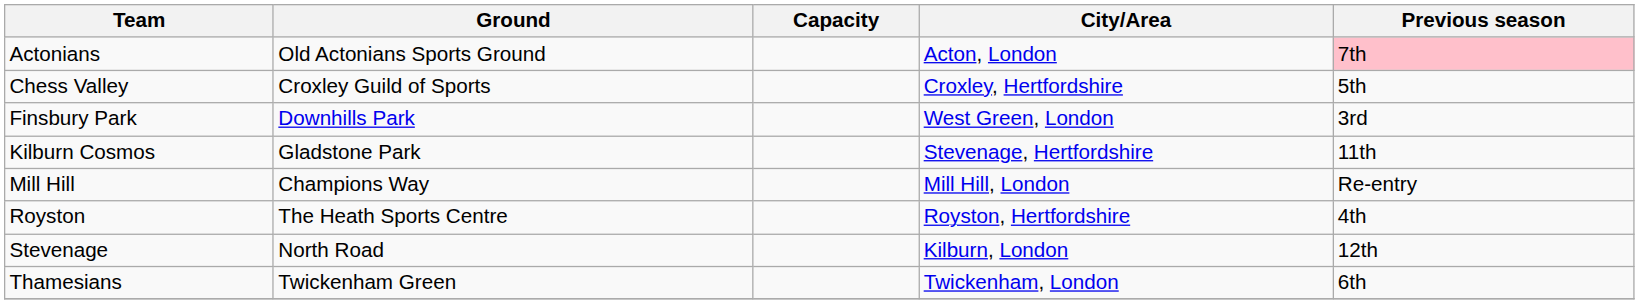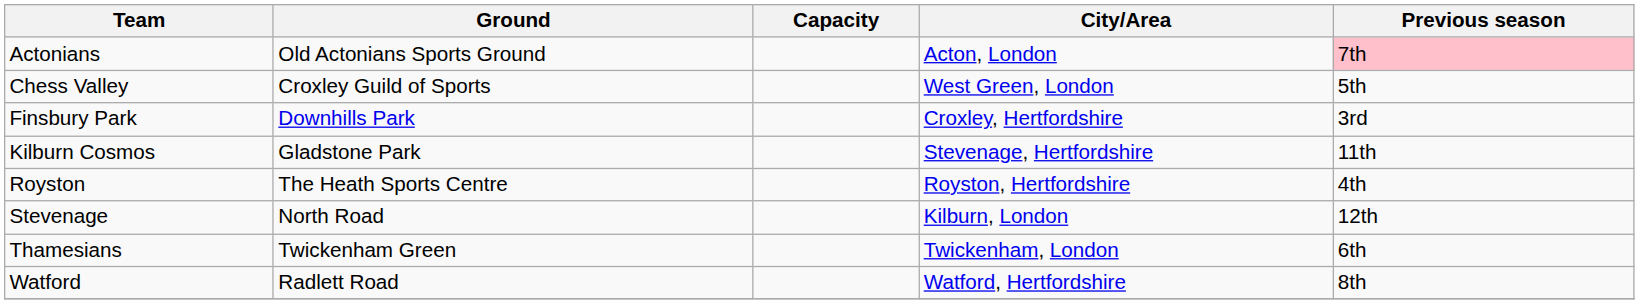(1023, 86) Croxley, Hertfordshire -> (1019, 86) West Green, London
(1019, 119) West Green, London -> (1023, 119) Croxley, Hertfordshire
- row: (42, 184)
+ row: (45, 282)
